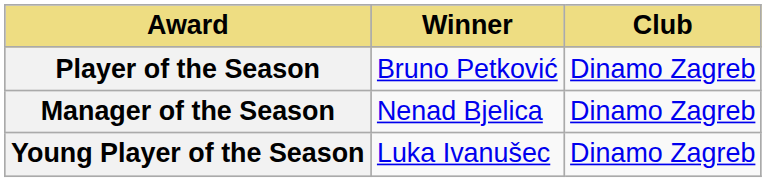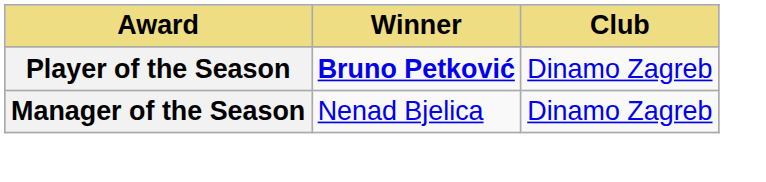(467, 68) normal -> (416, 68) bold
- row: (188, 153)
